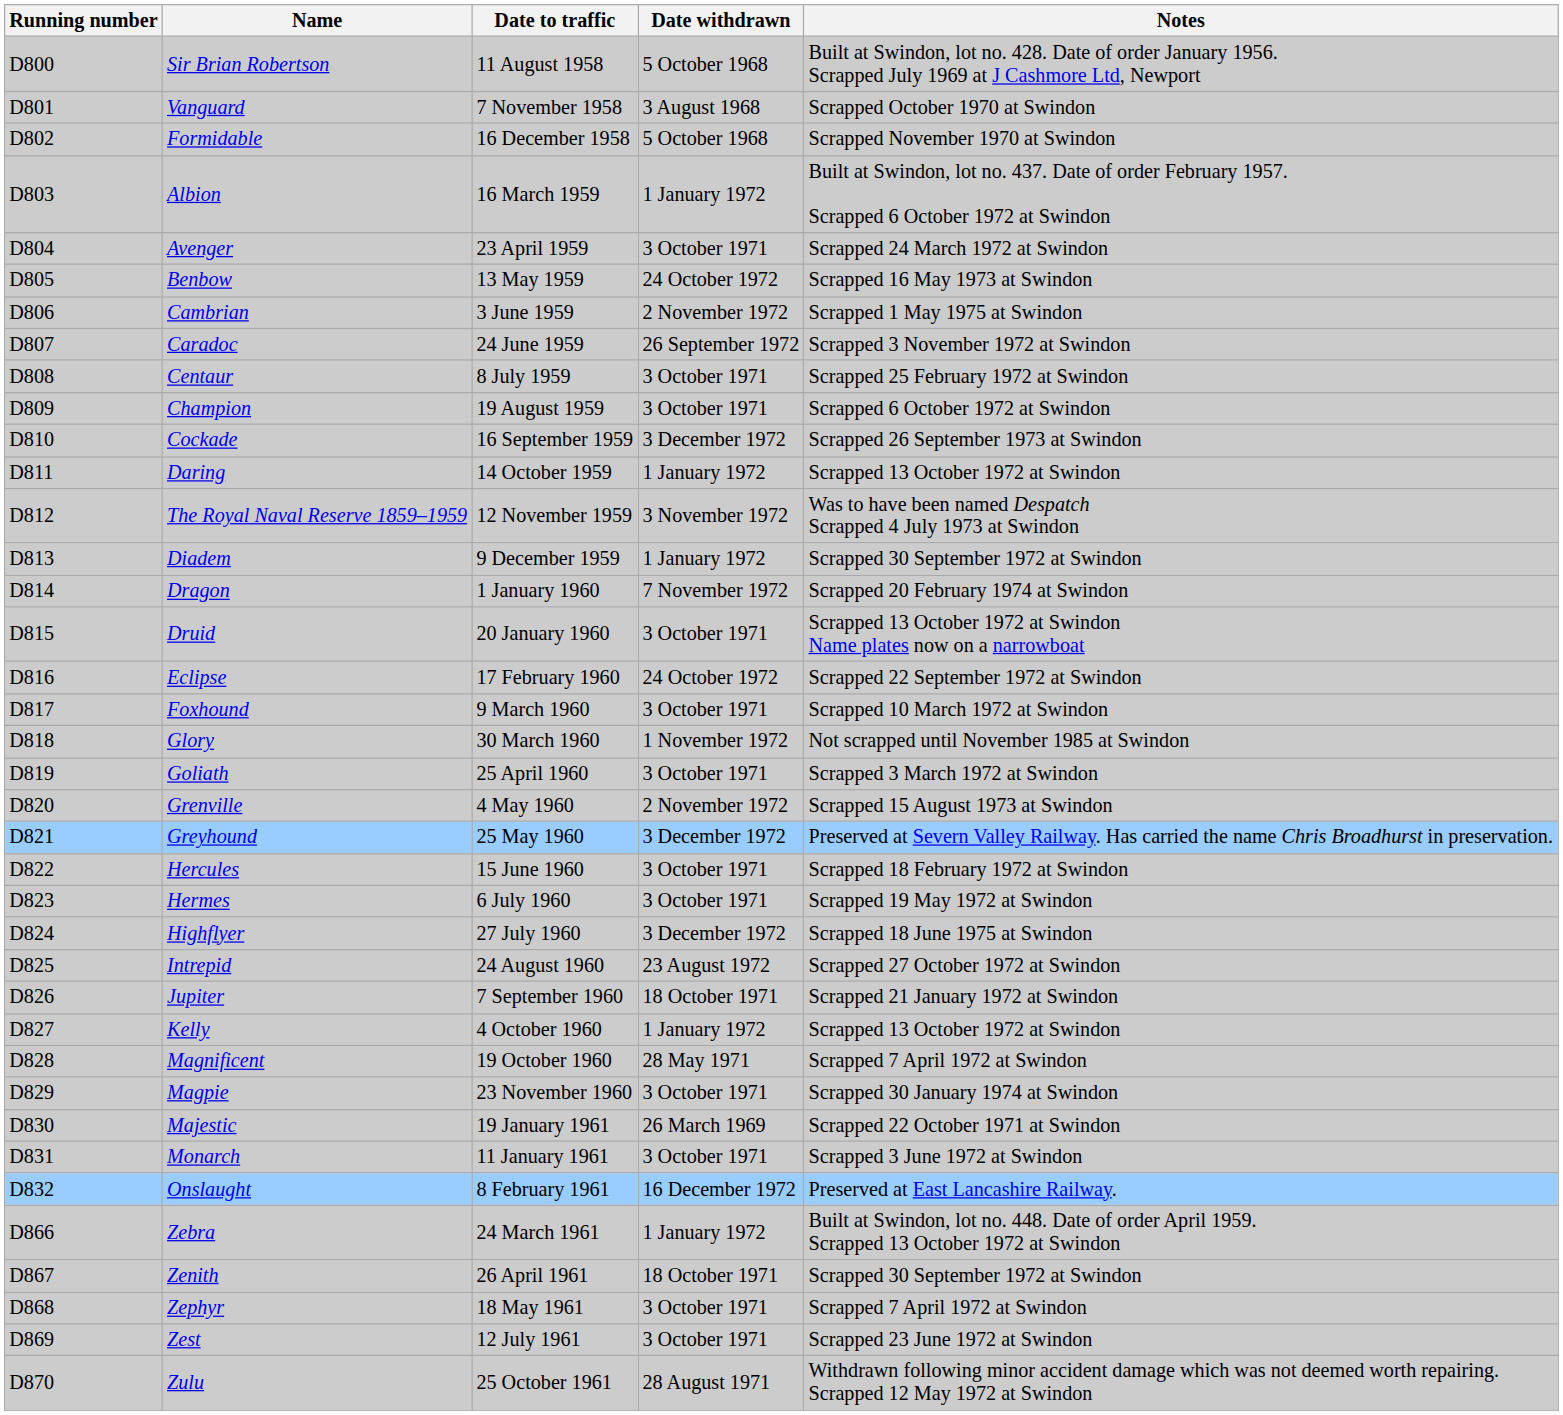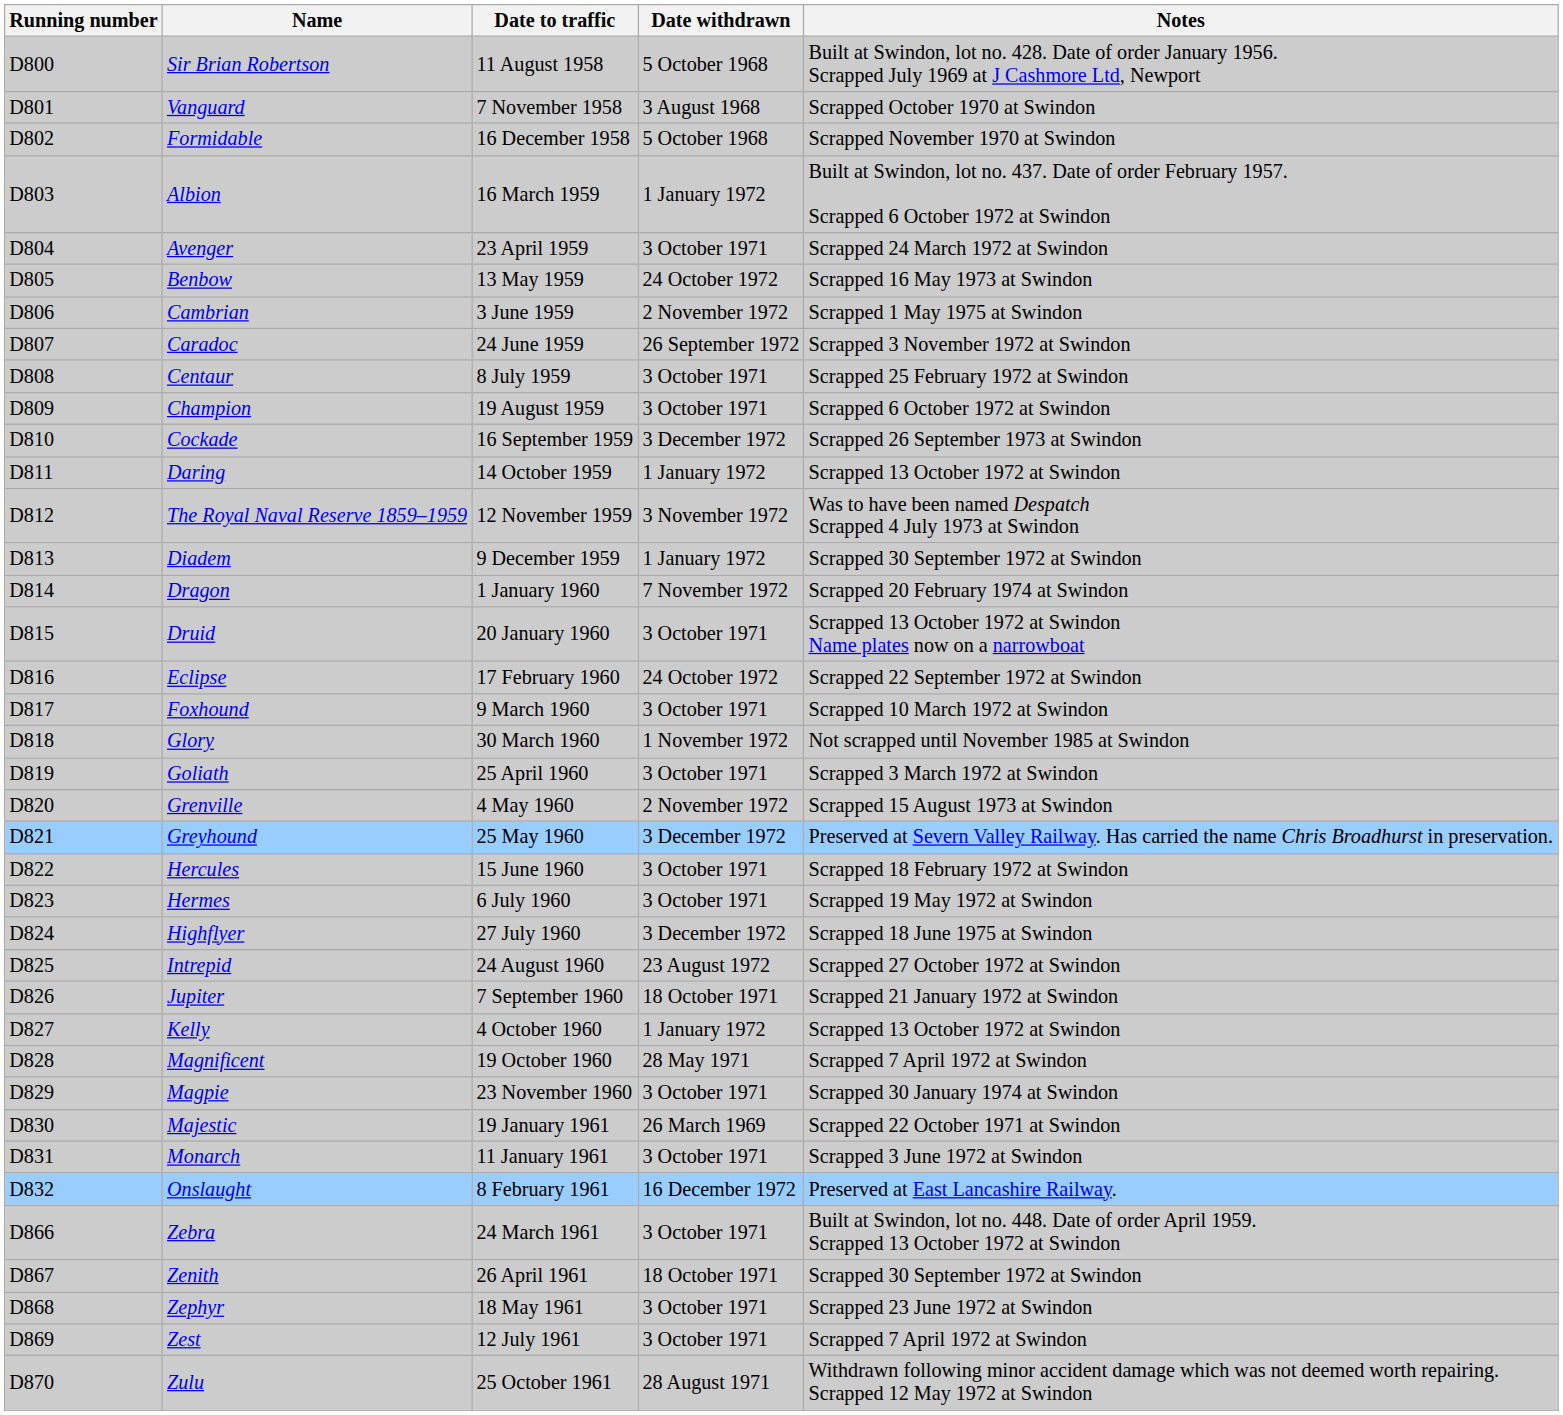(704, 1232) 1 January 1972 -> (705, 1232) 3 October 1971
(948, 1307) Scrapped 7 April 1972 at Swindon -> (950, 1307) Scrapped 23 June 1972 at Swindon
(950, 1339) Scrapped 23 June 1972 at Swindon -> (948, 1339) Scrapped 7 April 1972 at Swindon
